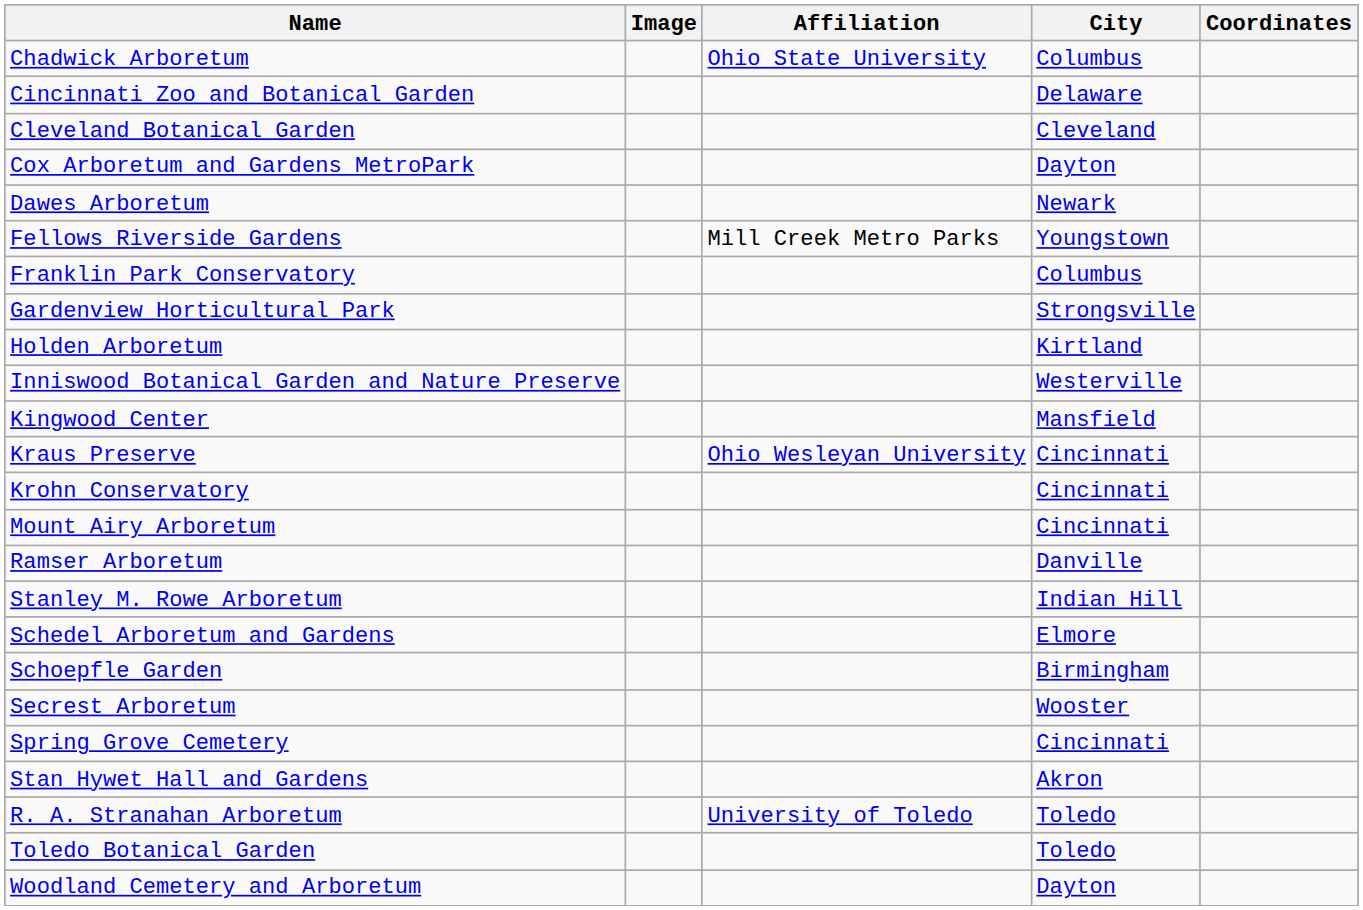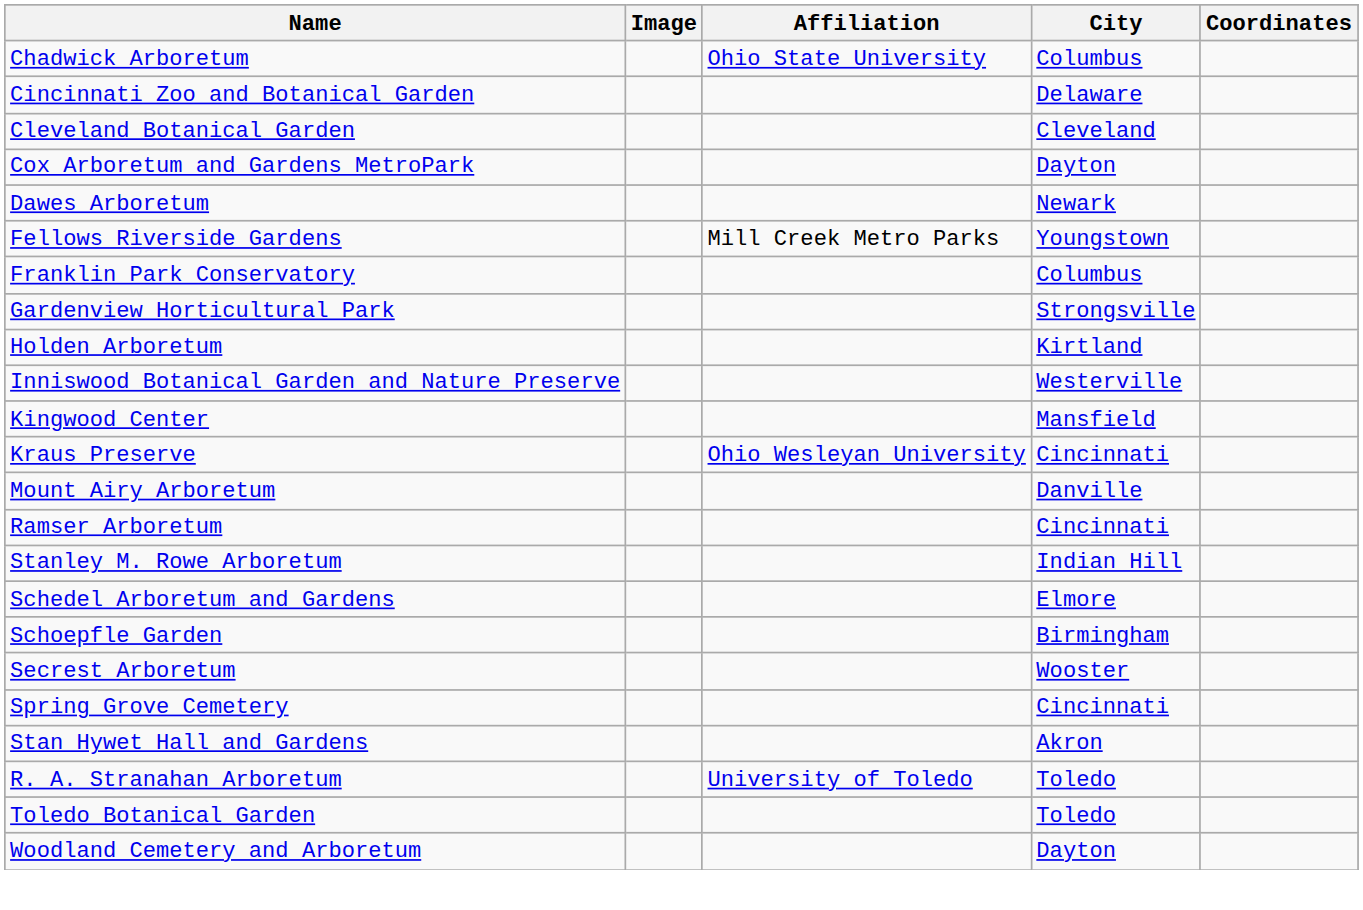- row: (129, 491)
(1103, 527) Cincinnati -> (1089, 491) Danville
(1089, 563) Danville -> (1103, 527) Cincinnati
